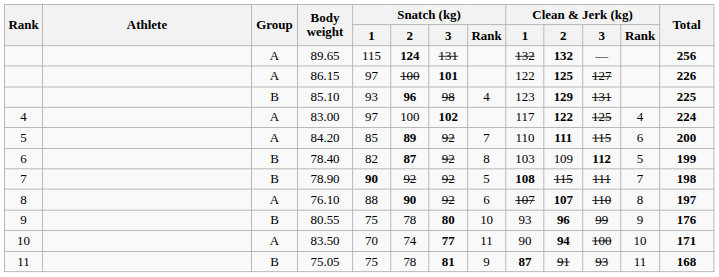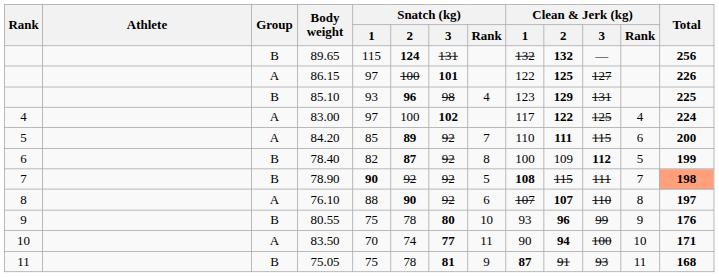(274, 55) A -> (274, 55) B
(525, 158) 103 -> (525, 158) 100
(687, 179) no background -> (687, 179) lightsalmon background
